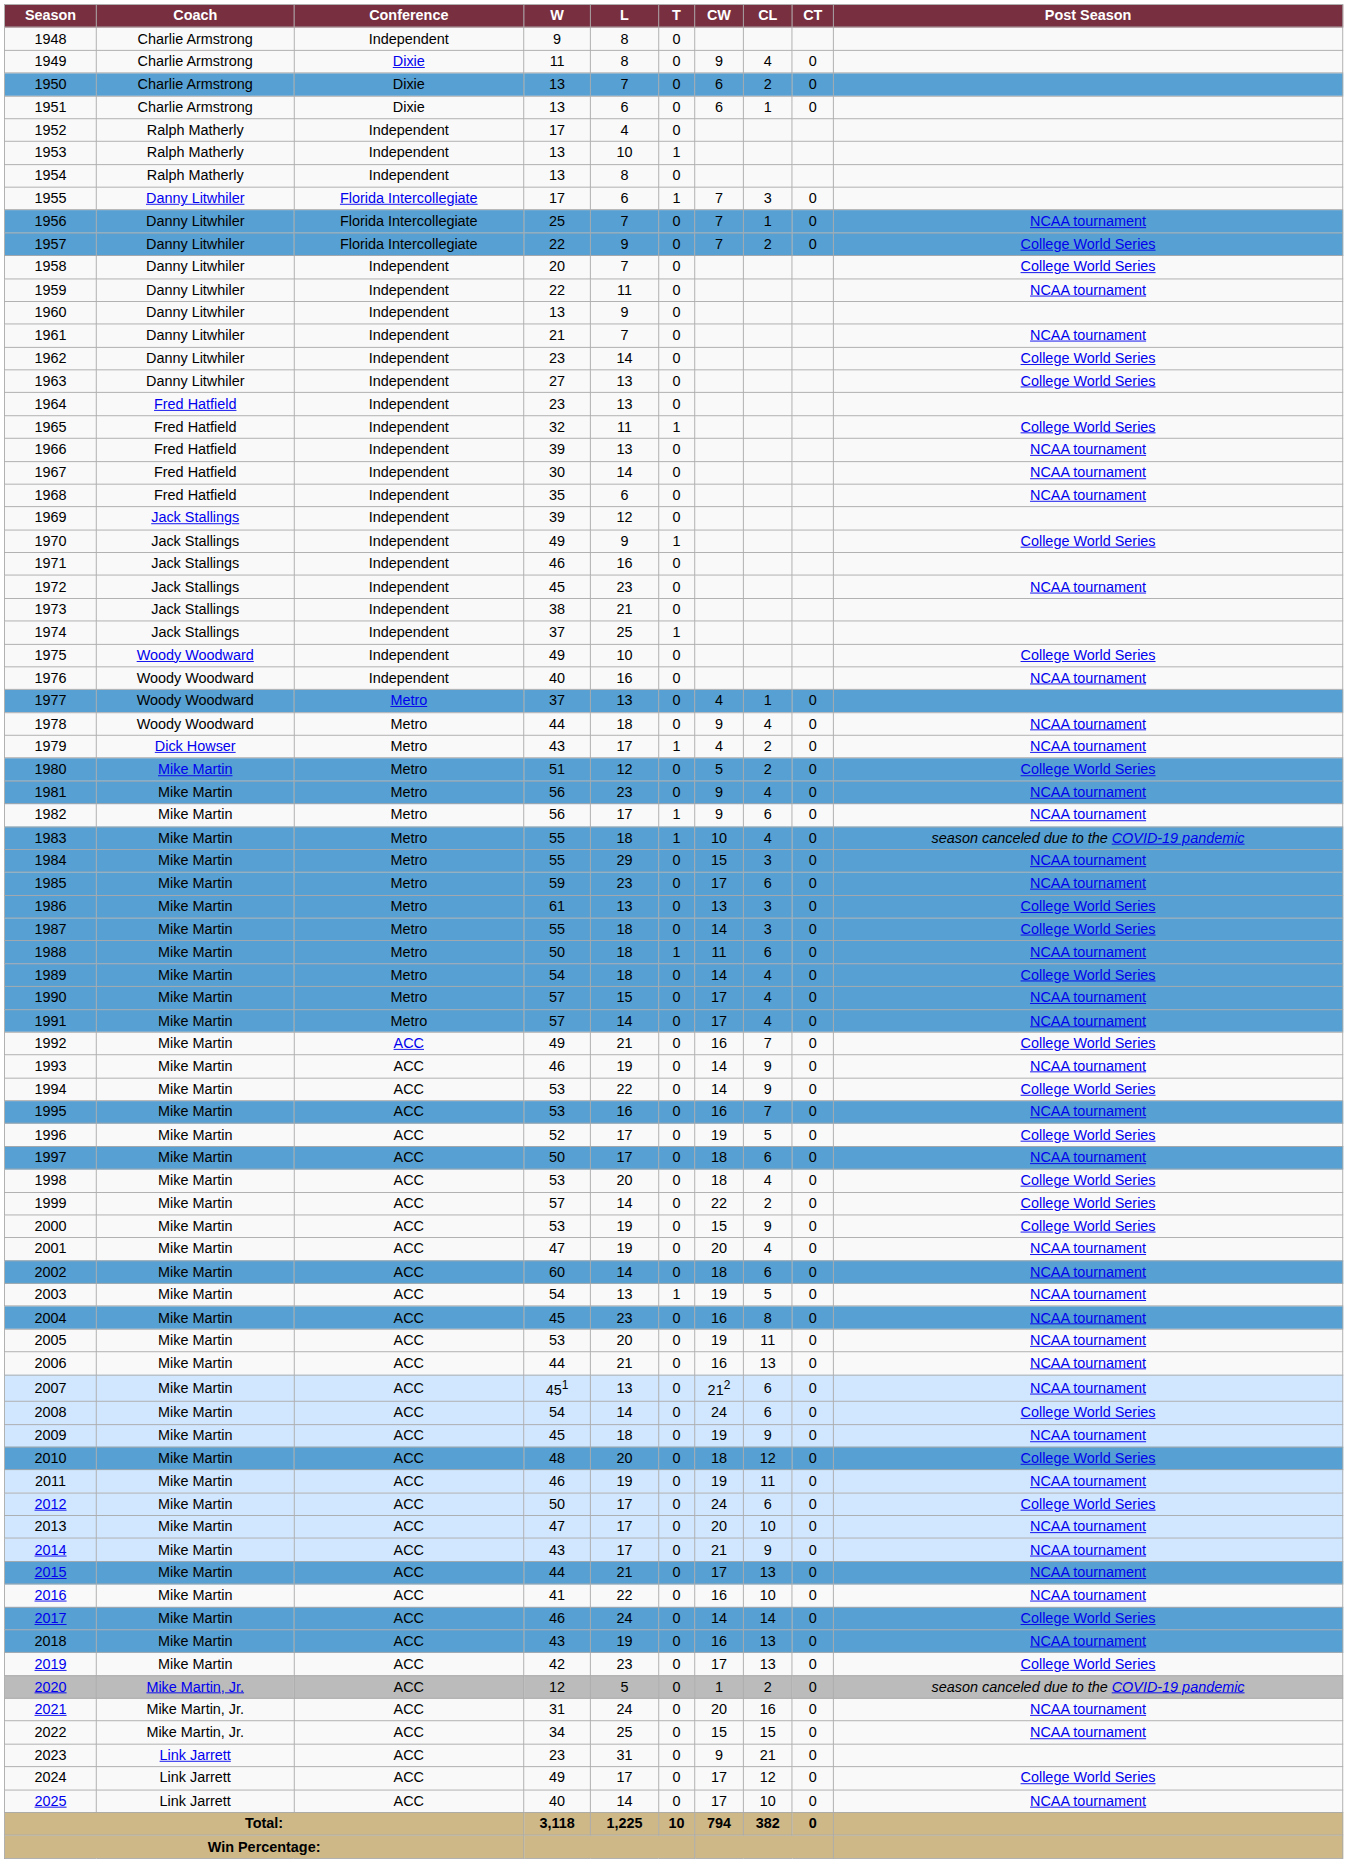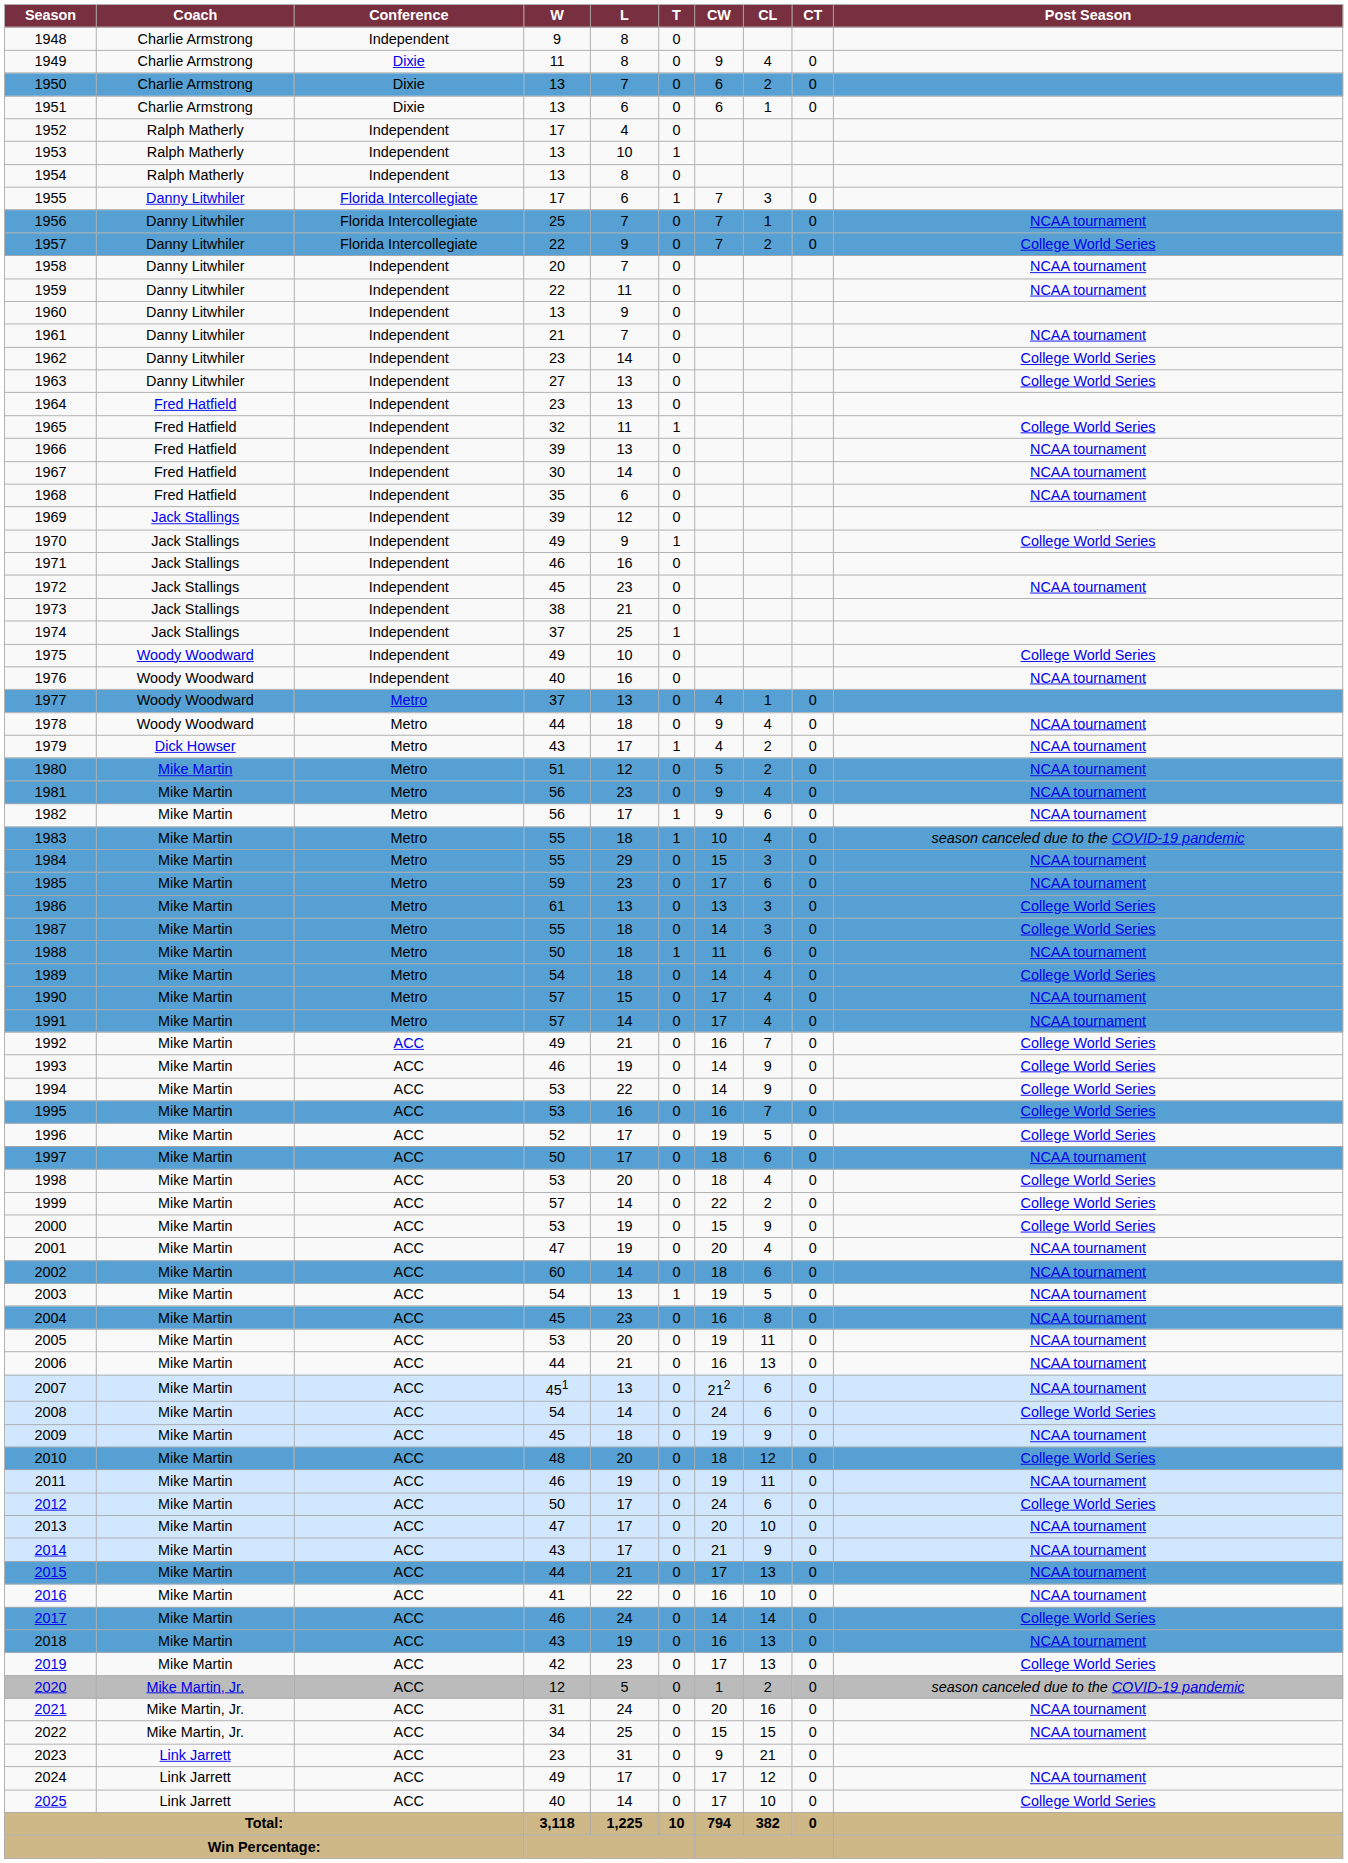(1088, 267) College World Series -> (1088, 267) NCAA tournament
(1088, 769) College World Series -> (1088, 769) NCAA tournament
(1088, 1066) NCAA tournament -> (1088, 1066) College World Series
(1088, 1112) NCAA tournament -> (1088, 1112) College World Series
(1088, 1778) College World Series -> (1088, 1778) NCAA tournament
(1088, 1801) NCAA tournament -> (1088, 1801) College World Series
